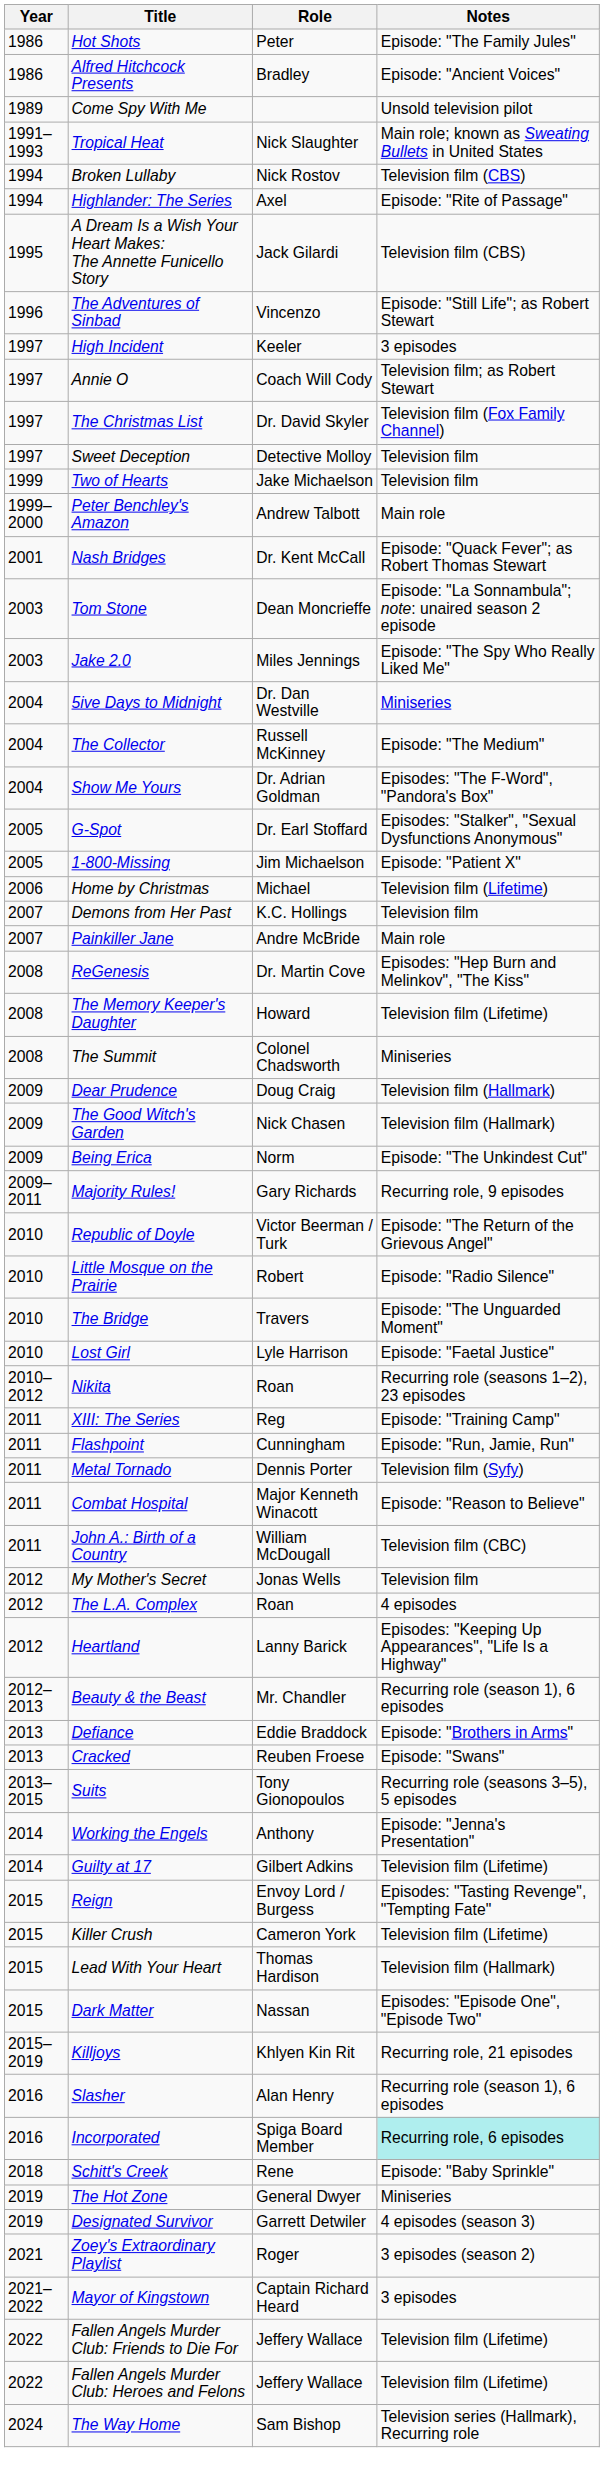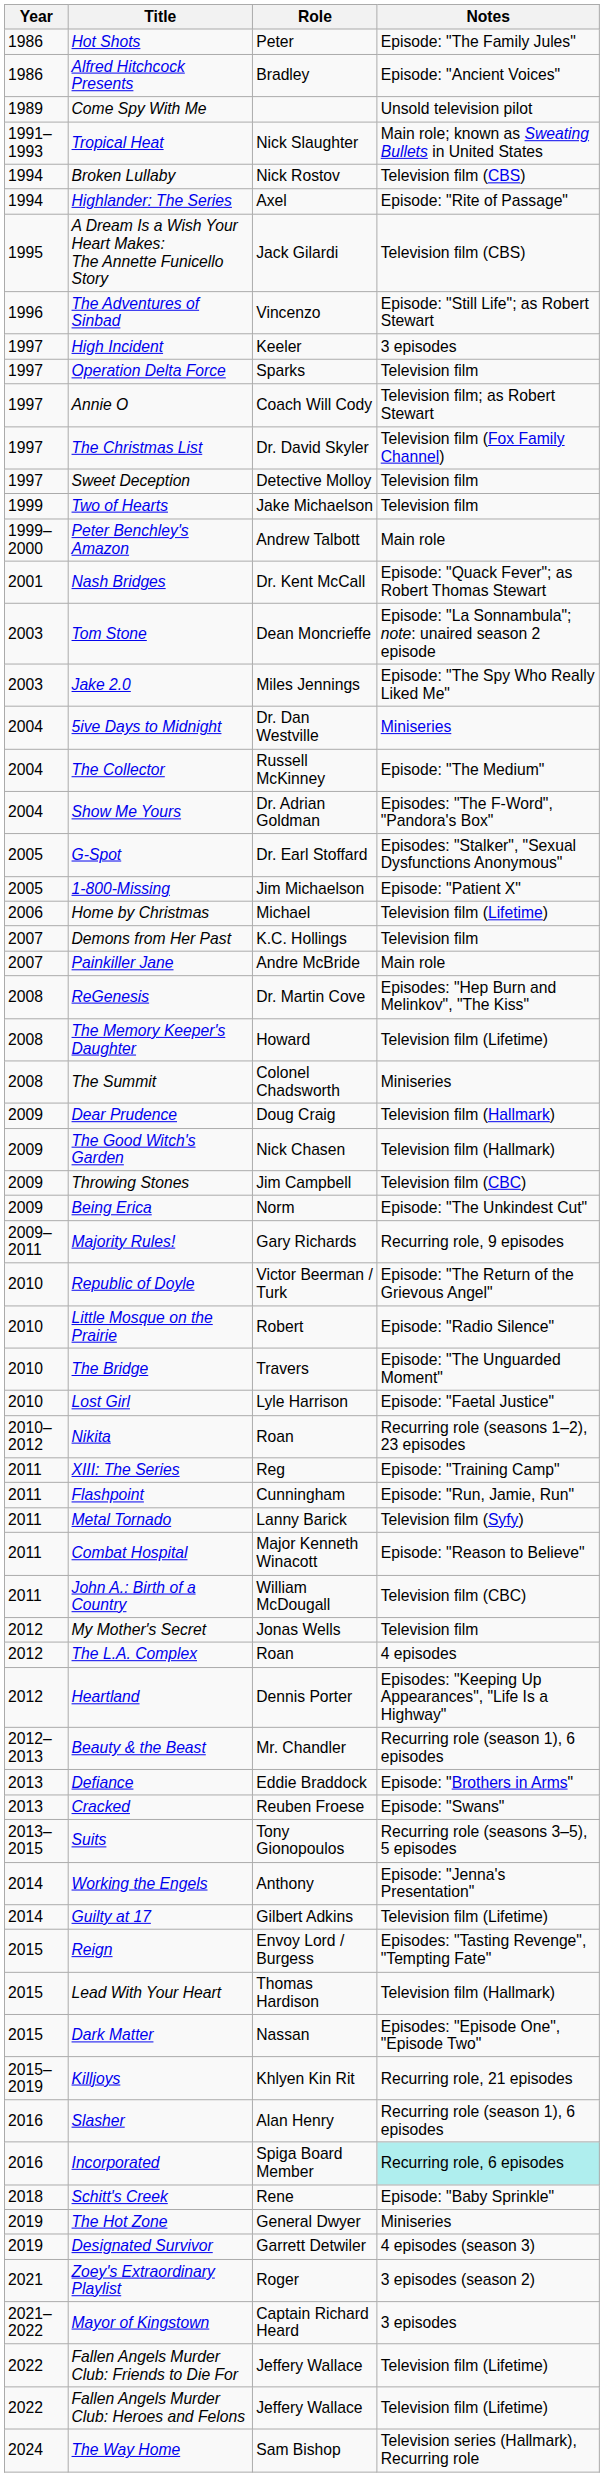+ row: (149, 371)
+ row: (130, 1183)
(304, 1470) Dennis Porter -> (302, 1520) Lanny Barick
(302, 1647) Lanny Barick -> (304, 1697) Dennis Porter
- row: (112, 1934)
